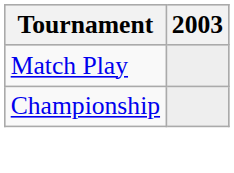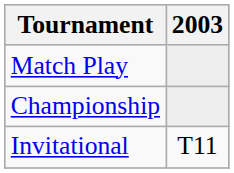+ row: (70, 146)
